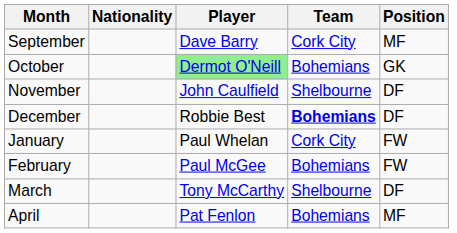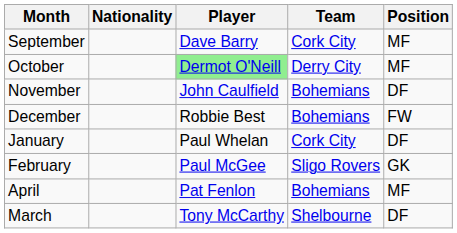(330, 66) Bohemians -> (326, 66) Derry City
(394, 66) GK -> (399, 66) MF
(331, 91) Shelbourne -> (330, 91) Bohemians
(333, 116) bold -> (330, 116) normal
(393, 116) DF -> (400, 116) FW
(395, 141) FW -> (398, 141) DF
(330, 166) Bohemians -> (336, 166) Sligo Rovers
(395, 166) FW -> (399, 166) GK
rows swapped: (30, 191) <-> (24, 215)
